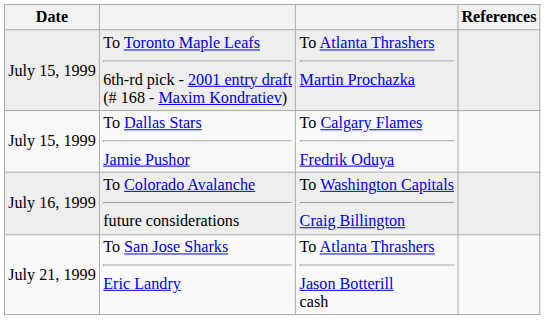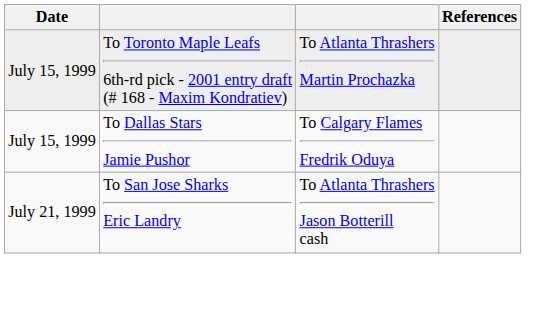- row: (198, 203)
